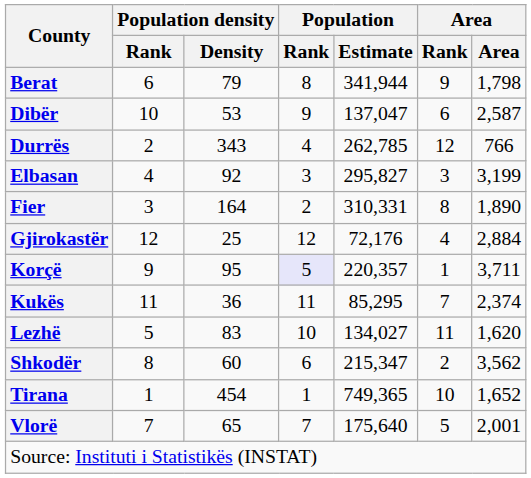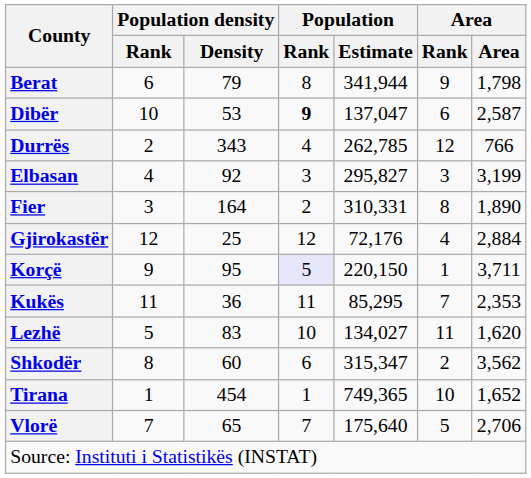(306, 113) normal -> (306, 113) bold
(376, 269) 220,357 -> (376, 269) 220,150
(499, 301) 2,374 -> (499, 301) 2,353
(376, 363) 215,347 -> (376, 363) 315,347
(499, 425) 2,001 -> (499, 425) 2,706
